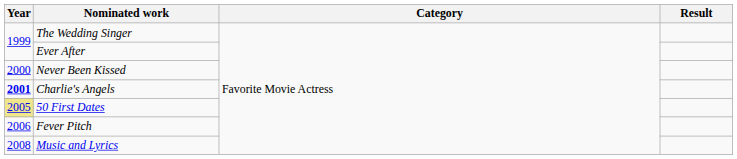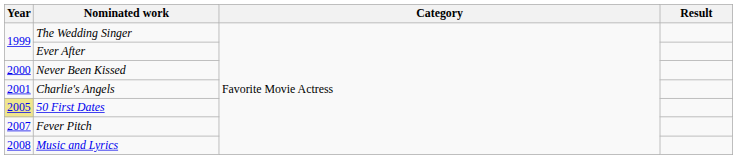(19, 88) bold -> (19, 88) normal
(19, 126) 2006 -> (19, 126) 2007
